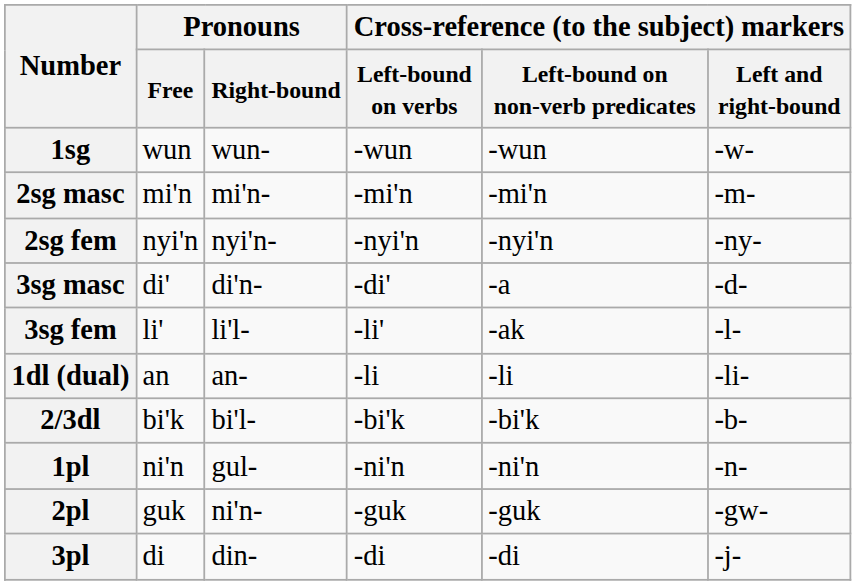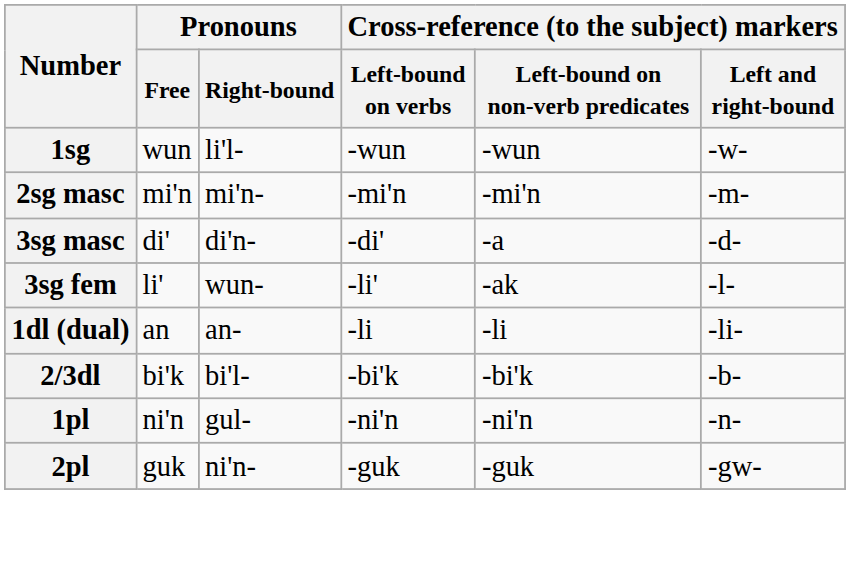(241, 149) wun- -> (224, 149) li'l-
- row: (70, 239)
(231, 330) li'l- -> (234, 284) wun-
- row: (70, 555)
